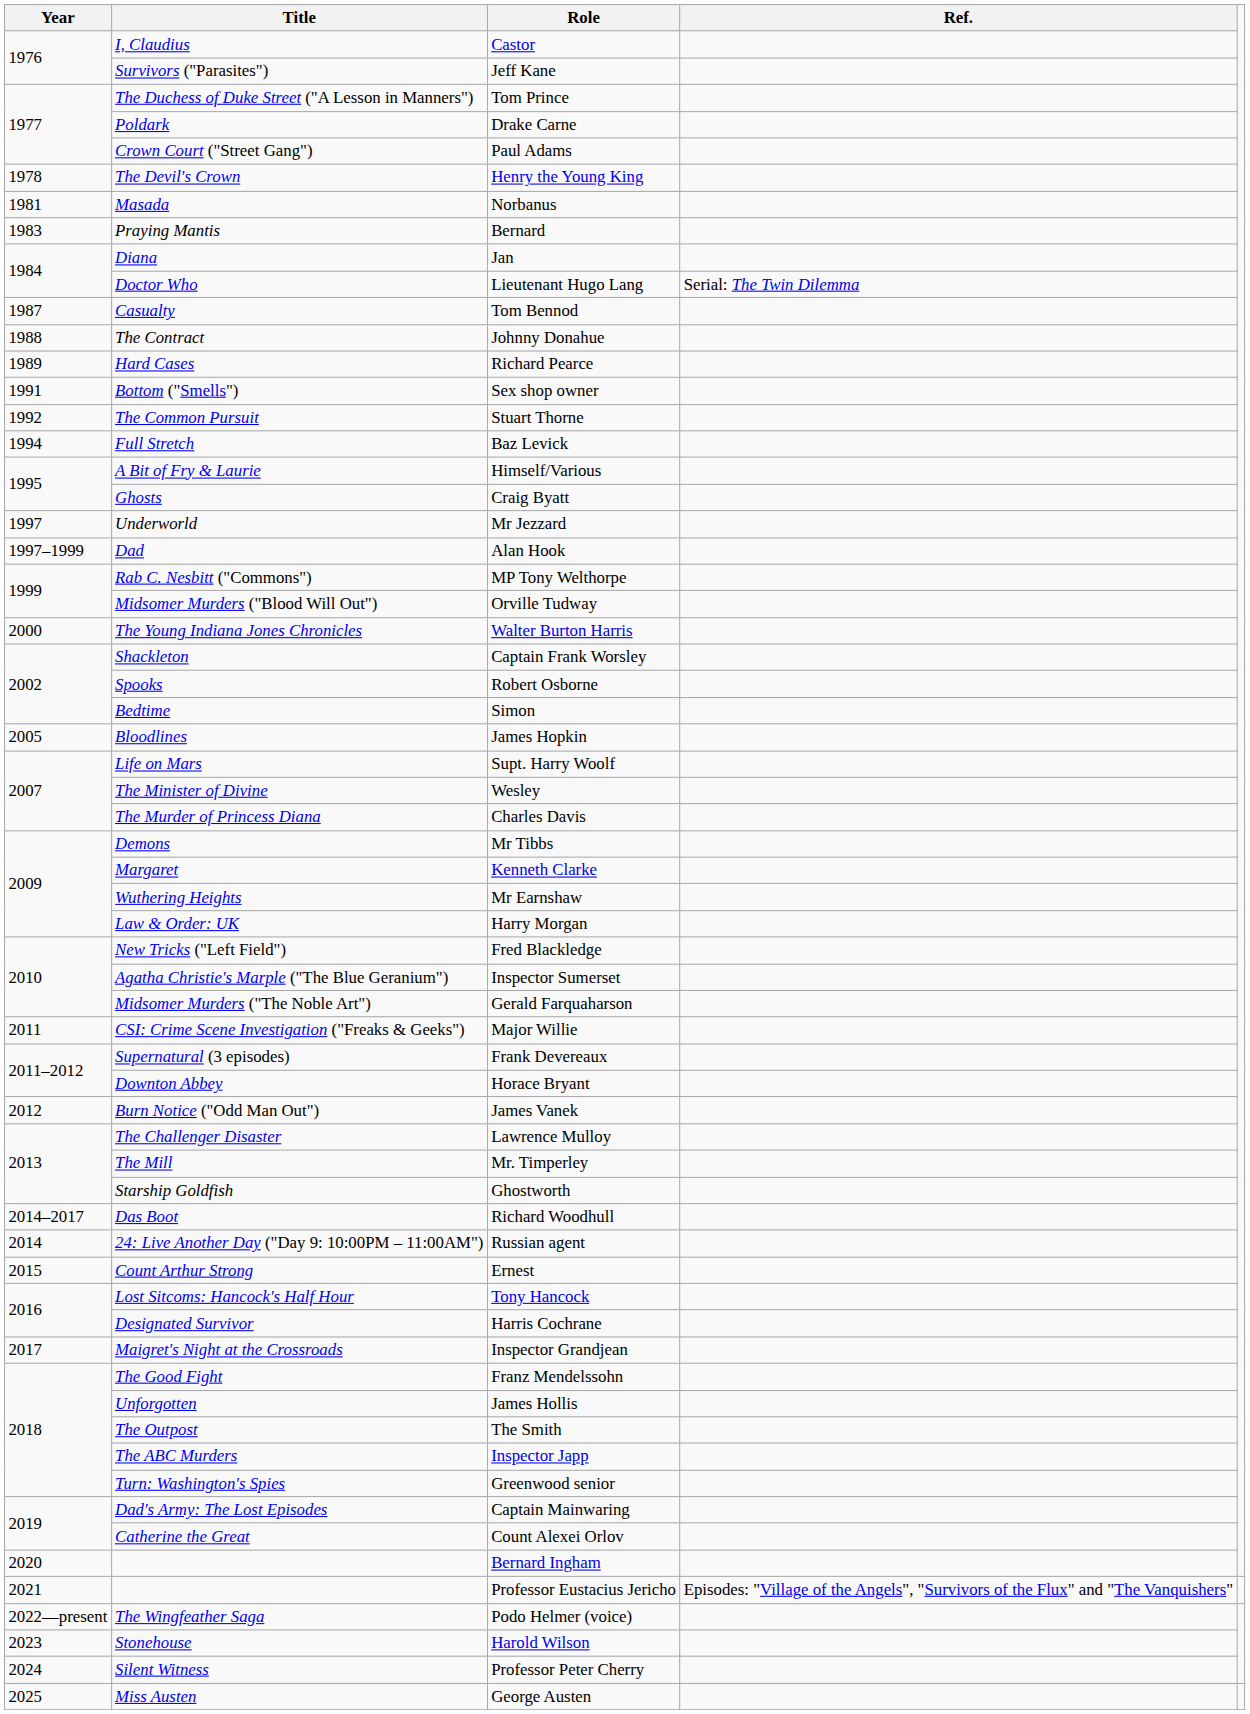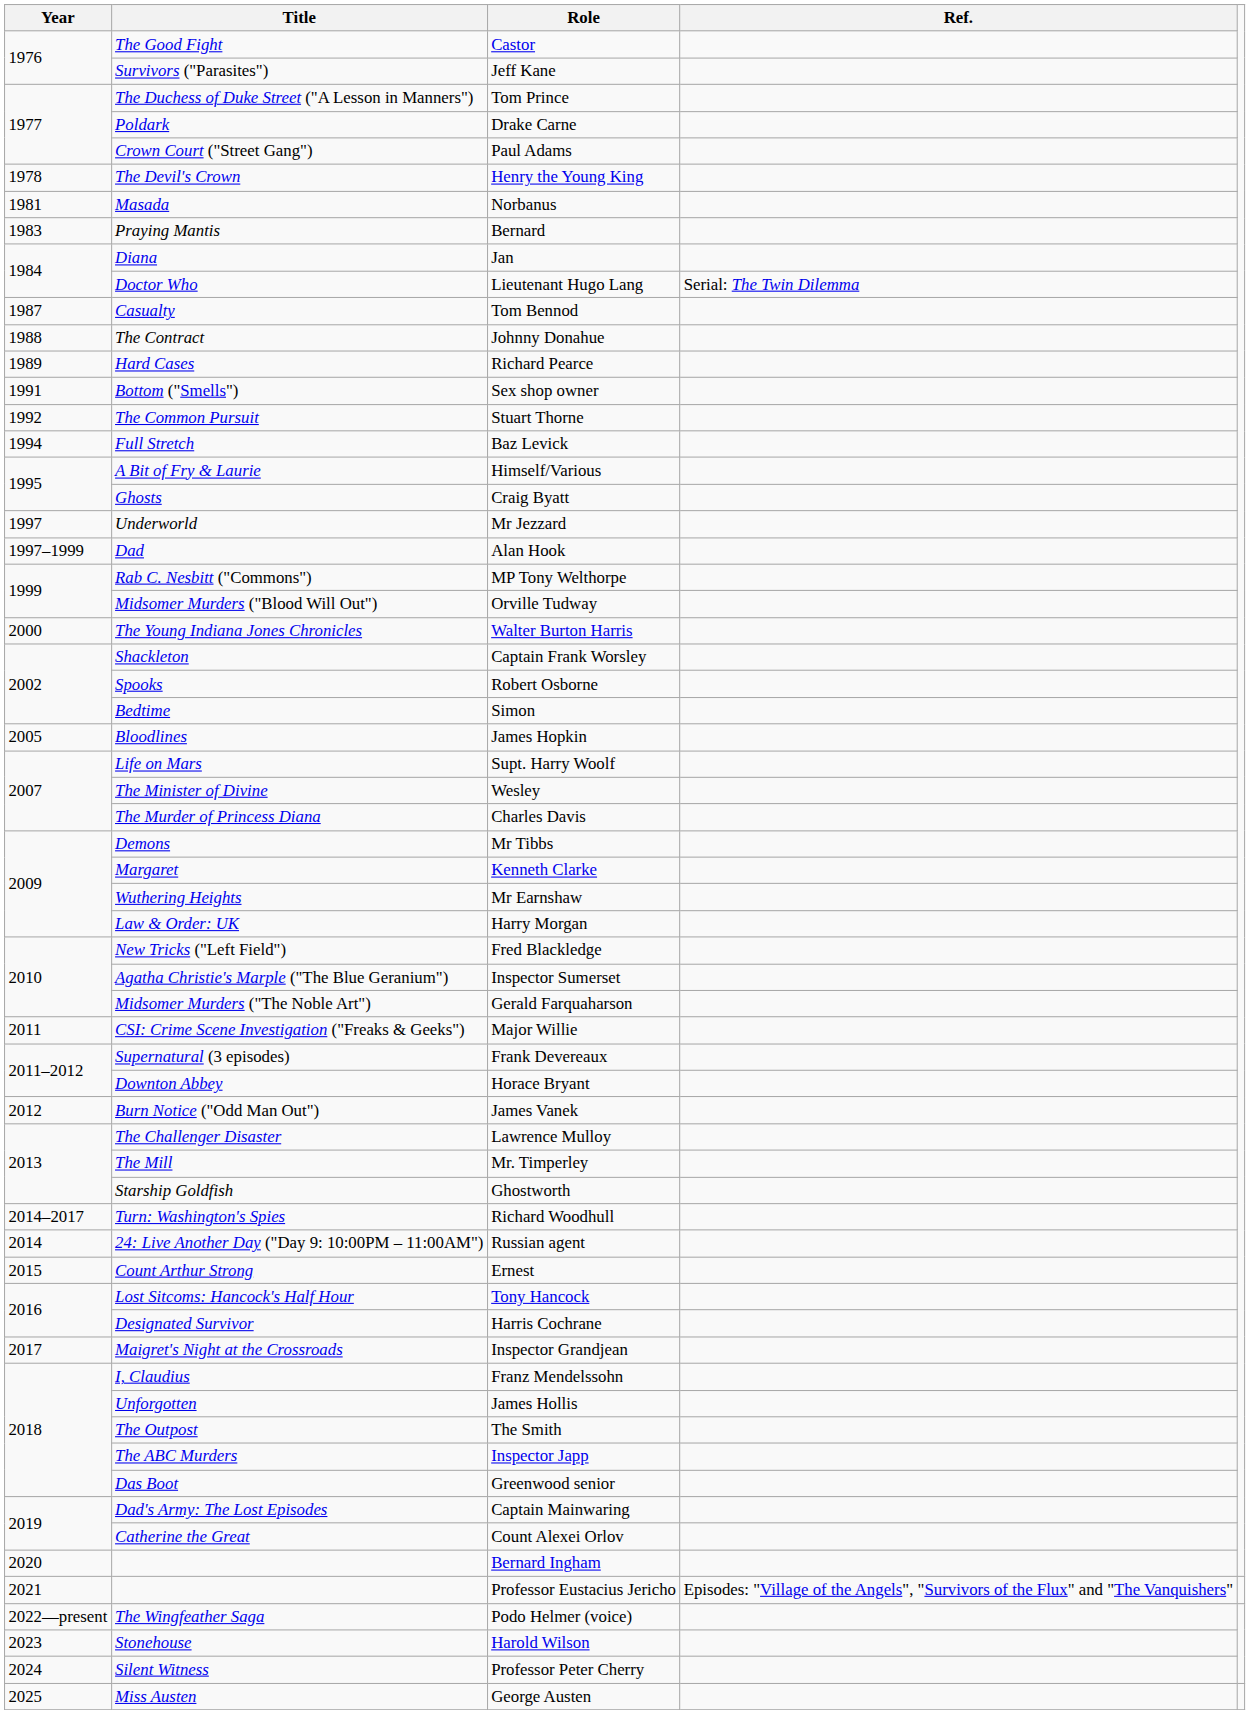(152, 44) I, Claudius -> (169, 44) The Good Fight
(147, 1216) Das Boot -> (200, 1216) Turn: Washington's Spies
(169, 1376) The Good Fight -> (152, 1376) I, Claudius
(200, 1483) Turn: Washington's Spies -> (147, 1483) Das Boot
